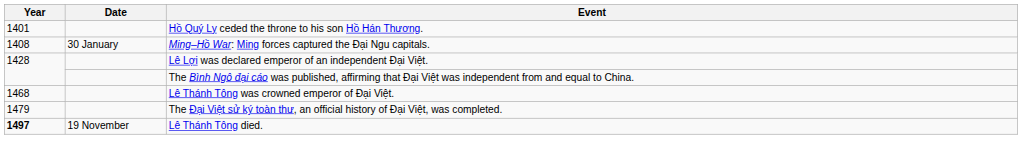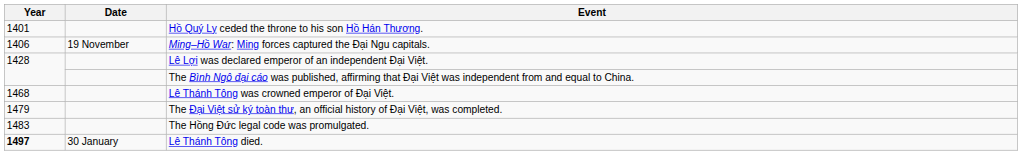(18, 45) 1408 -> (18, 45) 1406
(93, 45) 30 January -> (98, 45) 19 November
+ row: (269, 126)
(98, 126) 19 November -> (93, 142) 30 January
